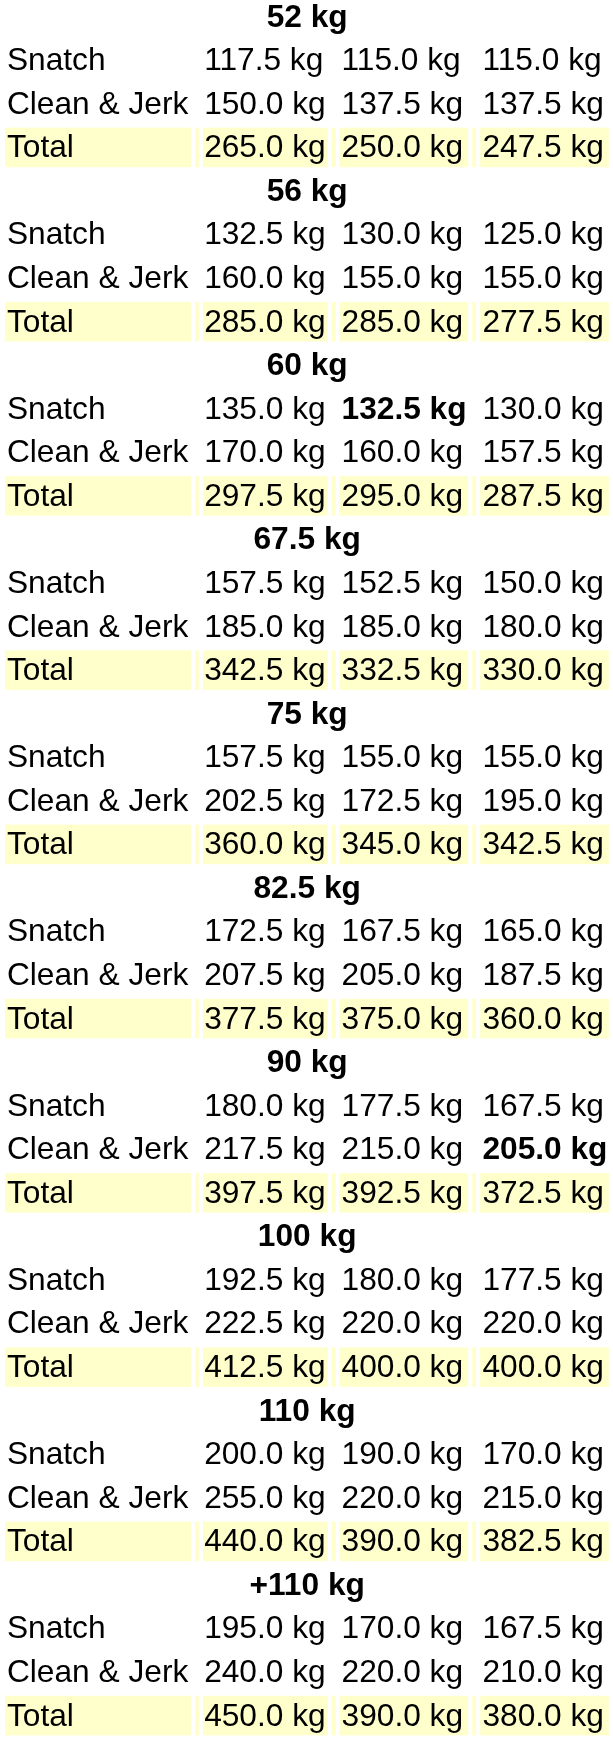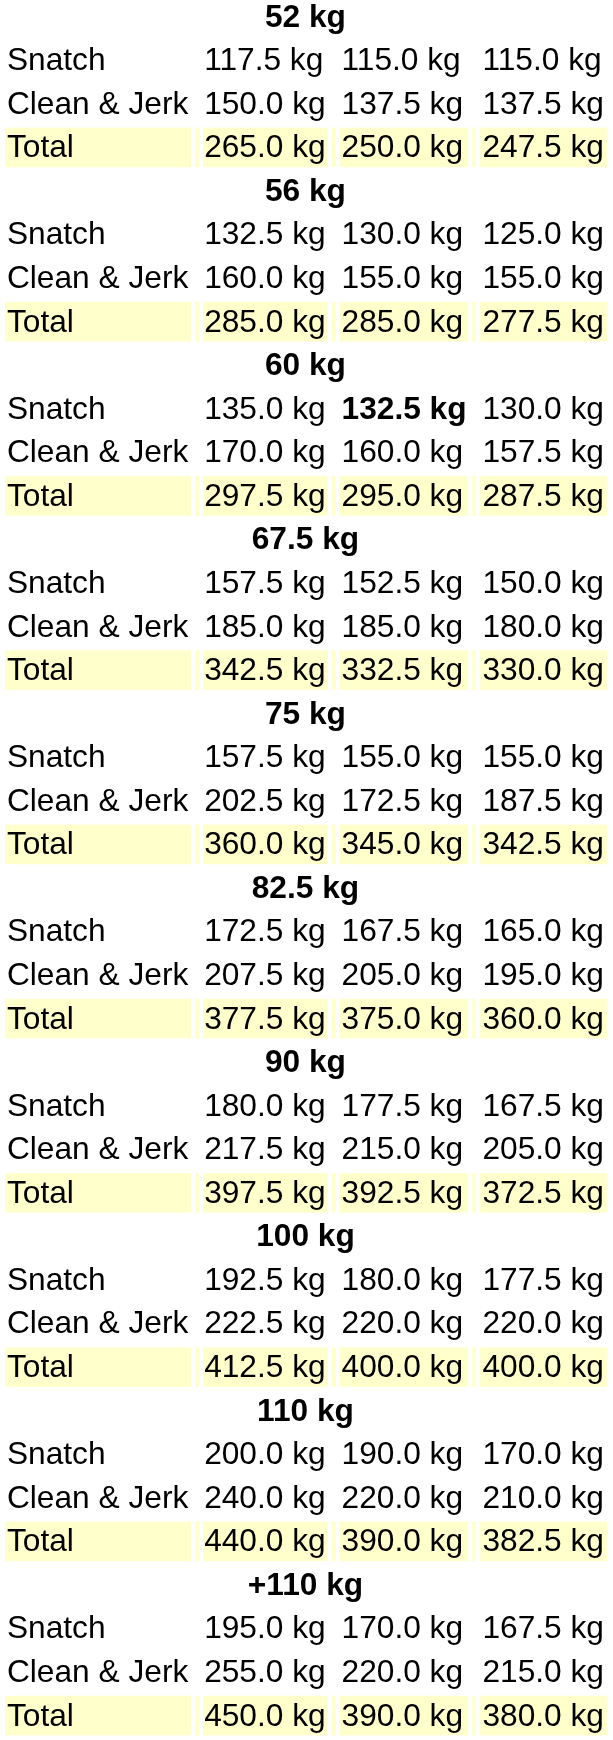(543, 800) 195.0 kg -> (543, 800) 187.5 kg
(543, 974) 187.5 kg -> (543, 974) 195.0 kg
(545, 1148) bold -> (543, 1148) normal
rows swapped: (98, 1671) <-> (98, 1497)
